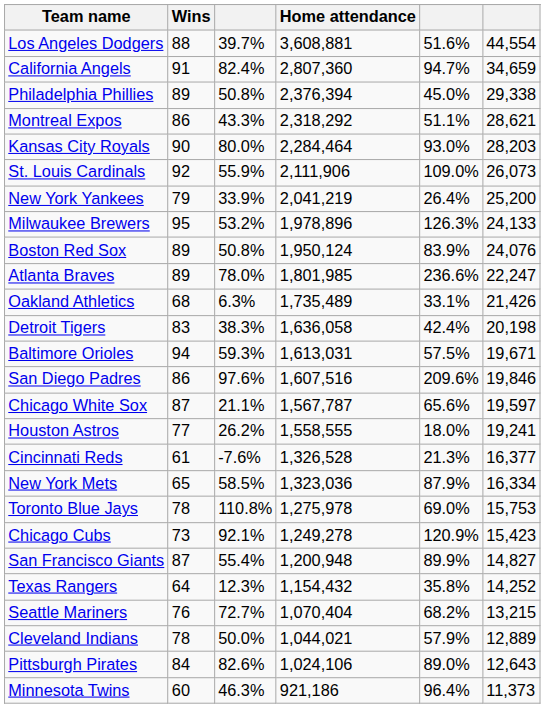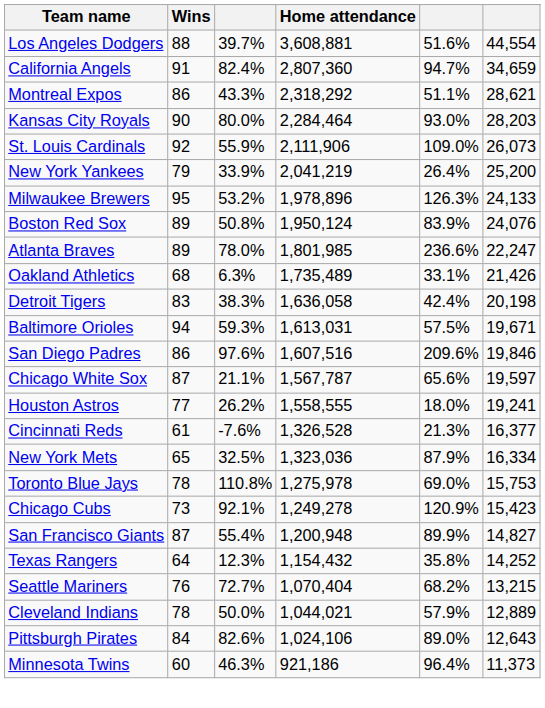- row: (81, 95)
(241, 483) 58.5% -> (241, 457) 32.5%
